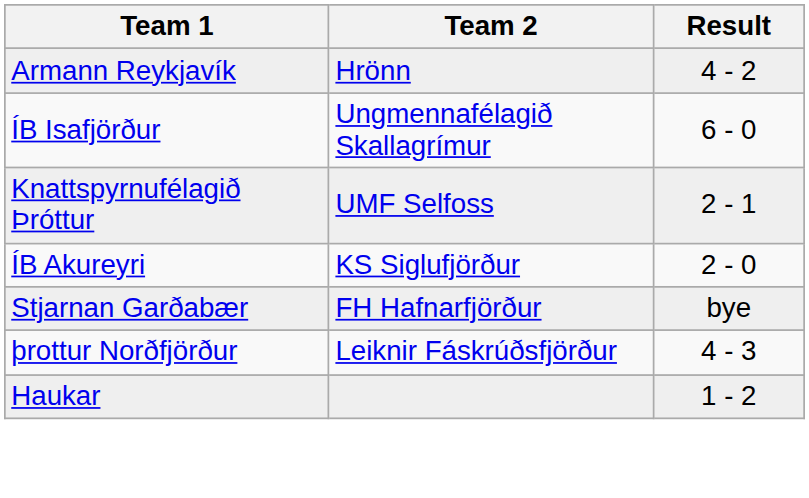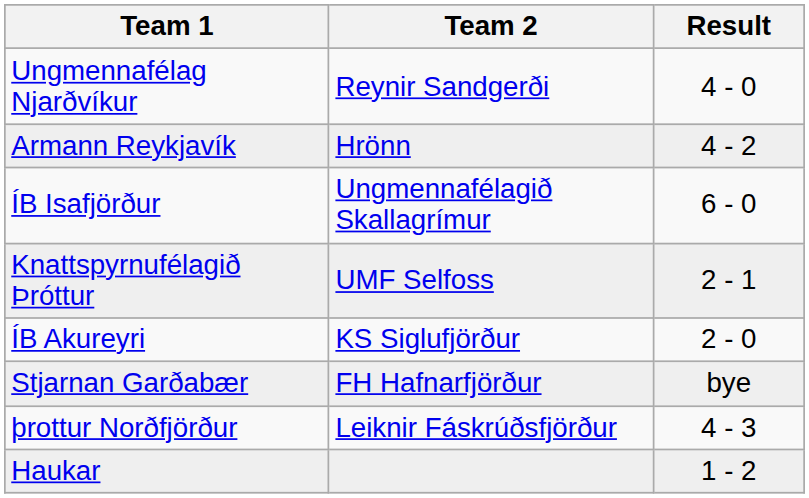+ row: (109, 85)
